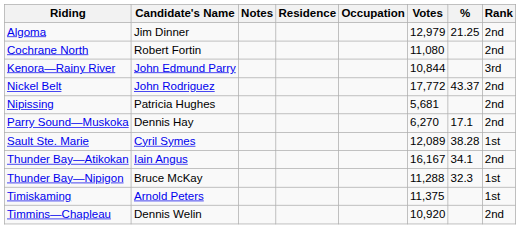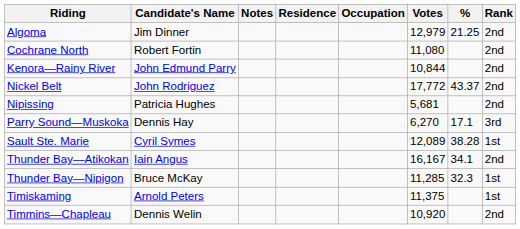(493, 68) 3rd -> (494, 68) 2nd
(494, 123) 2nd -> (493, 123) 3rd
(427, 178) 11,288 -> (427, 178) 11,285
